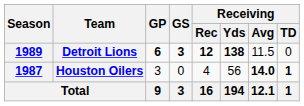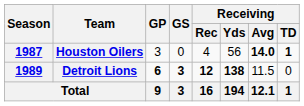rows swapped: (100, 71) <-> (100, 52)
